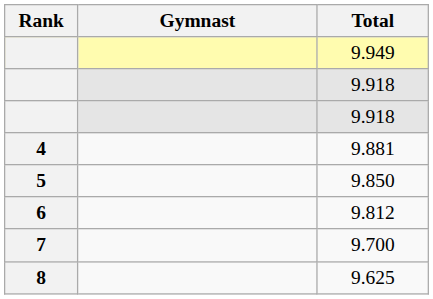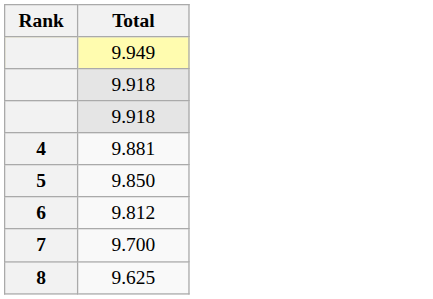- column: (197, 20)
